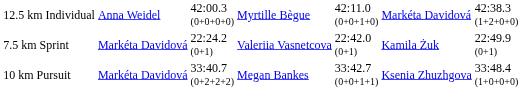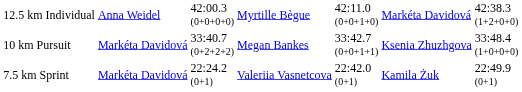rows swapped: (36, 44) <-> (37, 74)
